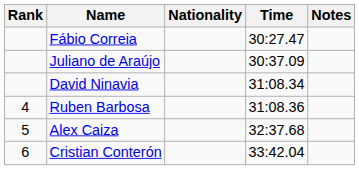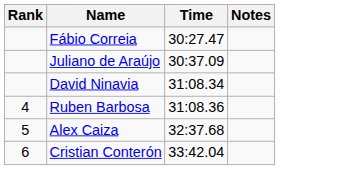- column: (205, 15)
